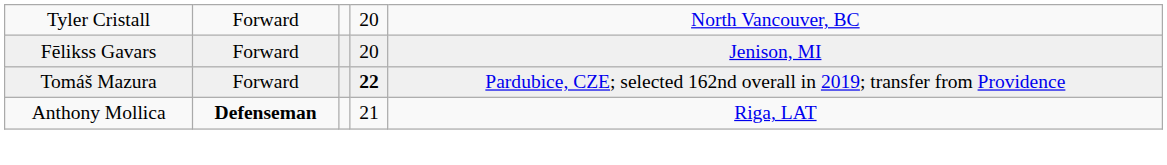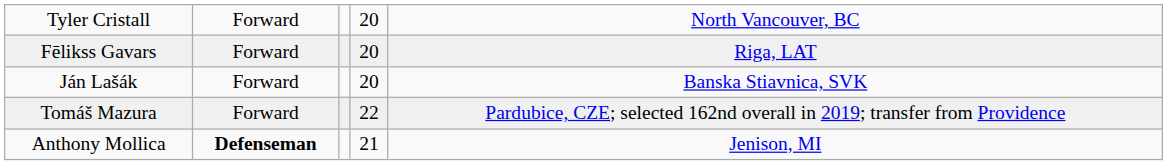(775, 50) Jenison, MI -> (775, 50) Riga, LAT
+ row: (99, 81)
(369, 81) bold -> (369, 112) normal
(775, 112) Riga, LAT -> (775, 143) Jenison, MI
